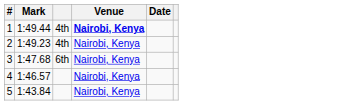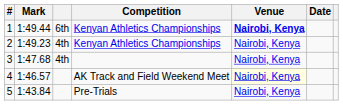+ column: (152, 12)
(62, 28) 4th -> (62, 28) 6th
(62, 60) 6th -> (62, 60) 4th
(107, 76) no background -> (267, 76) lightyellow background
